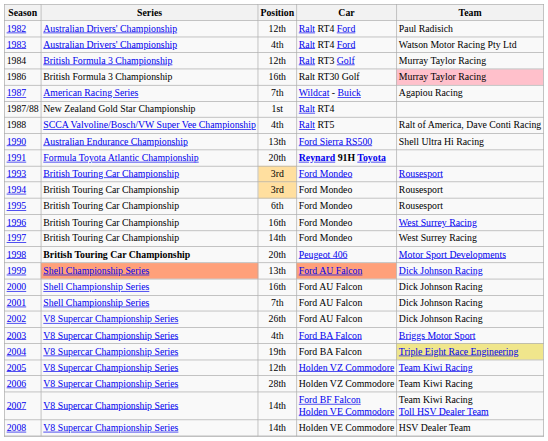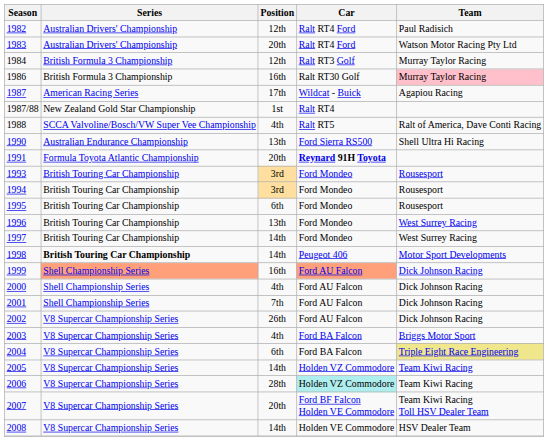(277, 45) 4th -> (277, 45) 20th
(277, 93) 7th -> (277, 93) 17th
(277, 222) 16th -> (277, 222) 13th
(277, 255) 20th -> (277, 255) 14th
(277, 271) 13th -> (277, 271) 16th
(277, 287) 16th -> (277, 287) 4th
(277, 352) 19th -> (277, 352) 6th
(277, 368) 12th -> (277, 368) 14th
(347, 384) no background -> (347, 384) paleturquoise background
(277, 406) 14th -> (277, 406) 20th
